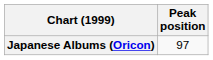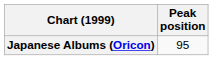(183, 45) 97 -> (183, 45) 95
